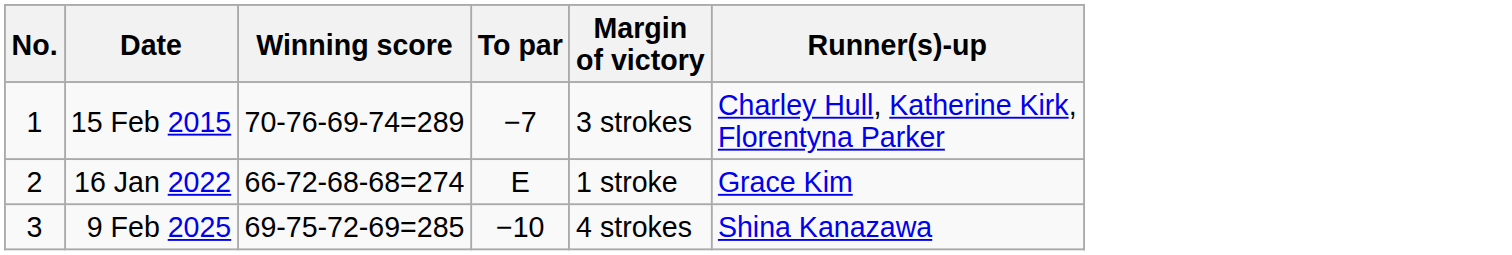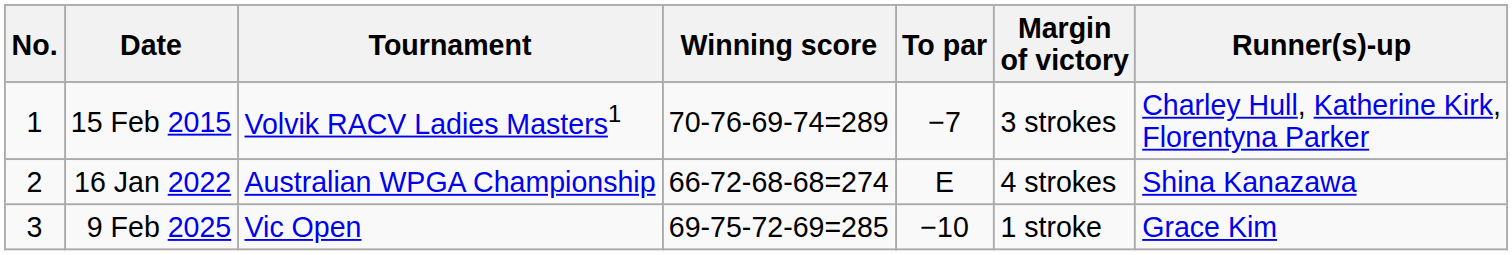+ column: (450, 44)
(627, 182) 1 stroke -> (1058, 182) 4 strokes
(785, 182) Grace Kim -> (1249, 182) Shina Kanazawa
(634, 227) 4 strokes -> (1051, 227) 1 stroke
(825, 227) Shina Kanazawa -> (1210, 227) Grace Kim
